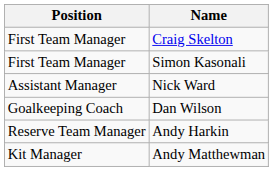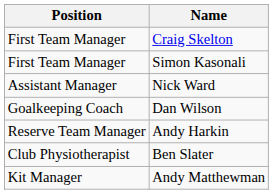+ row: (183, 154)
